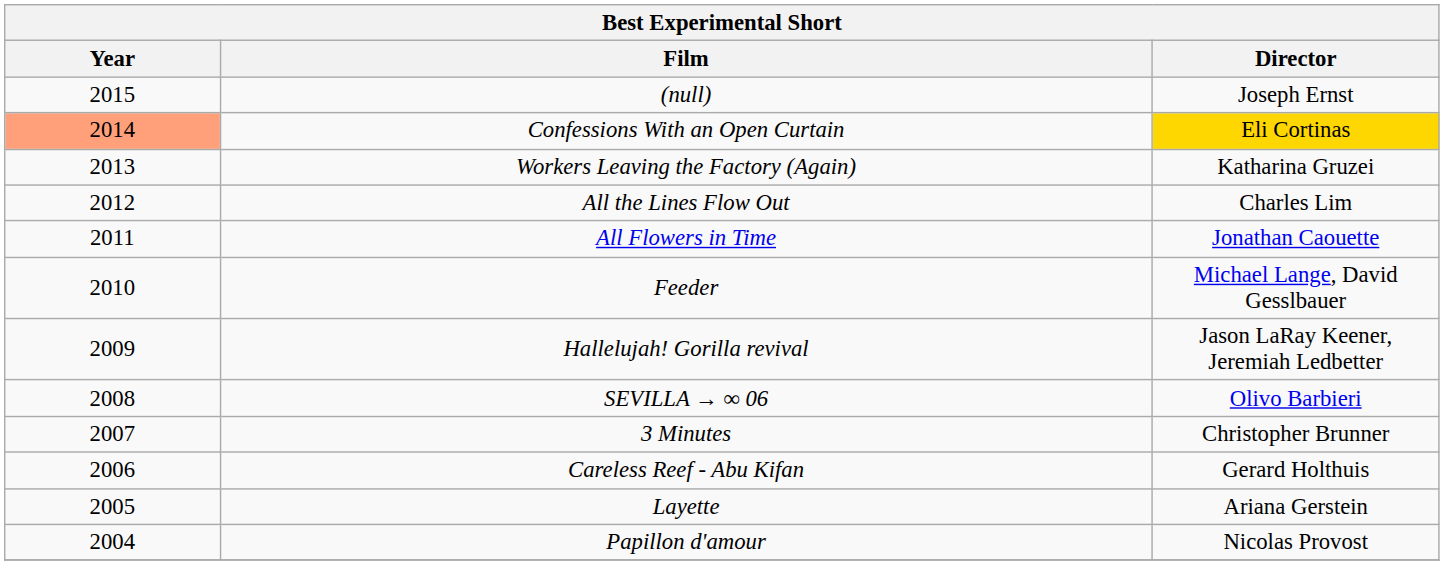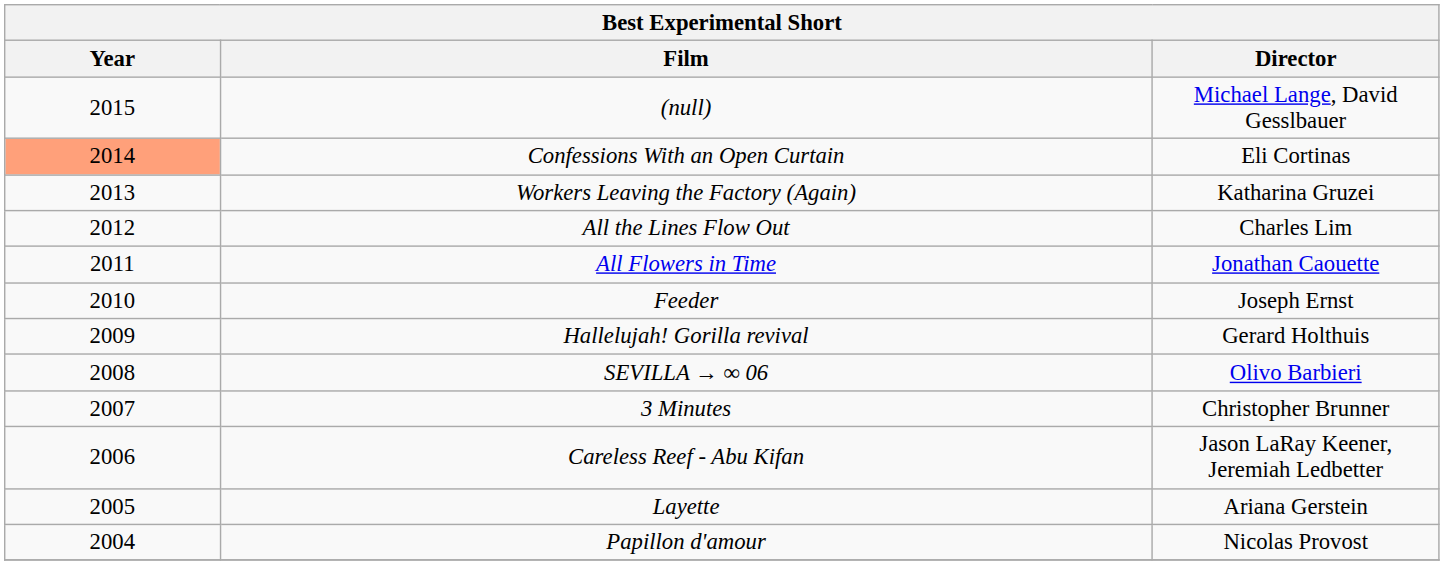(1296, 94) Joseph Ernst -> (1296, 107) Michael Lange, David Gesslbauer
(1296, 130) gold background -> (1296, 156) no background
(1296, 287) Michael Lange, David Gesslbauer -> (1296, 300) Joseph Ernst
(1296, 349) Jason LaRay Keener, Jeremiah Ledbetter -> (1296, 336) Gerard Holthuis
(1296, 469) Gerard Holthuis -> (1296, 457) Jason LaRay Keener, Jeremiah Ledbetter
